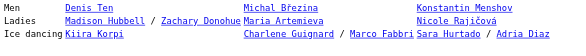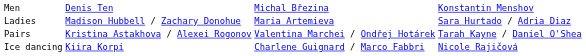(457, 21) Nicole Rajičová -> (505, 21) Sara Hurtado / Adria Diaz
+ row: (17, 34)
(483, 34) Sara Hurtado / Adria Diaz -> (478, 47) Nicole Rajičová
